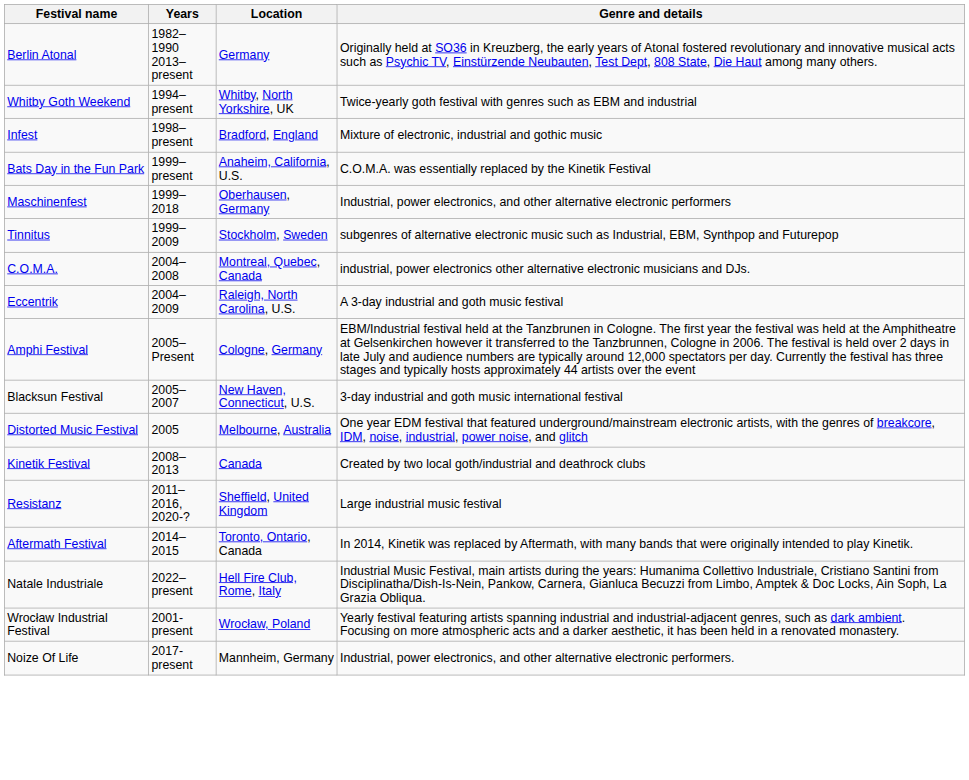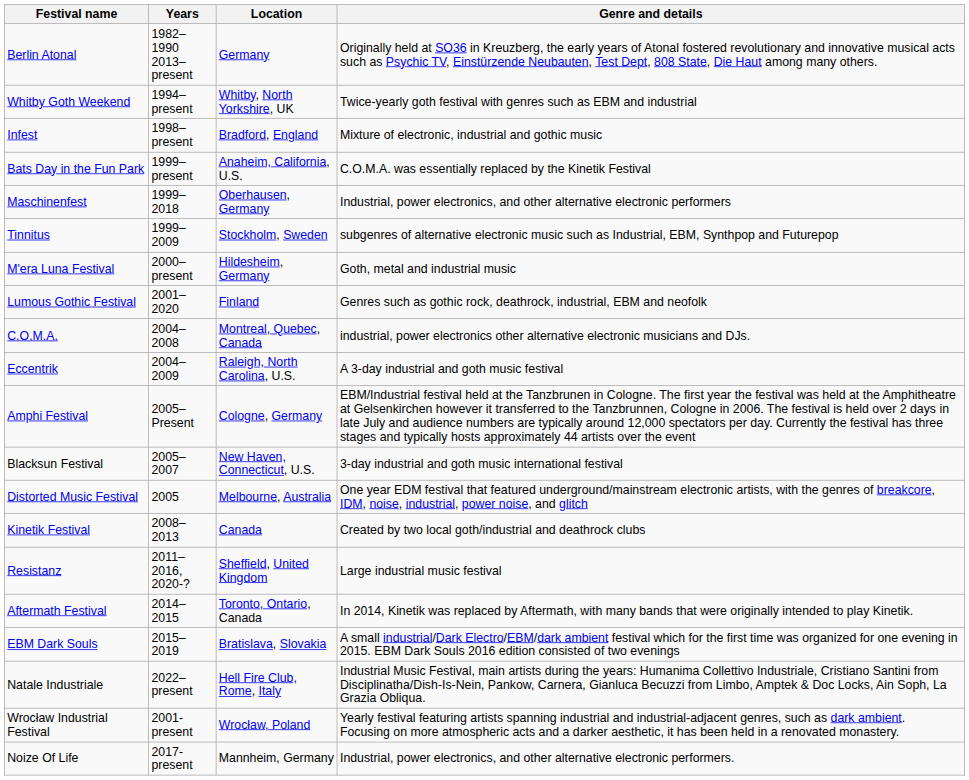+ row: (61, 268)
+ row: (72, 302)
+ row: (52, 644)
